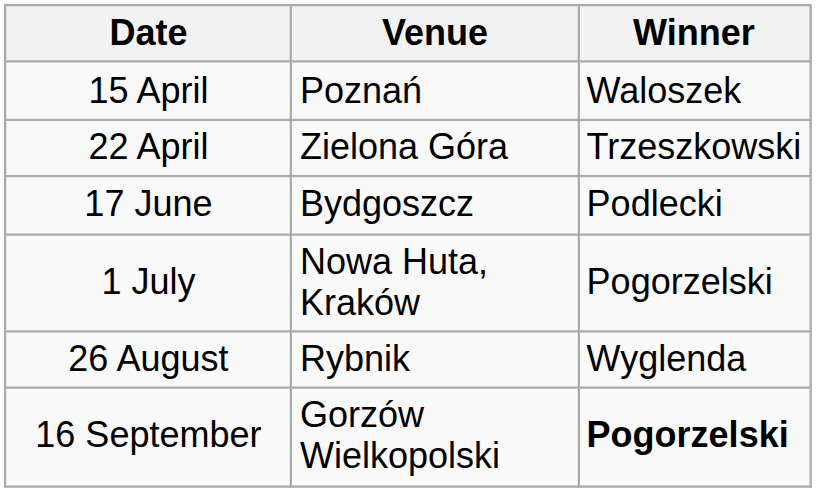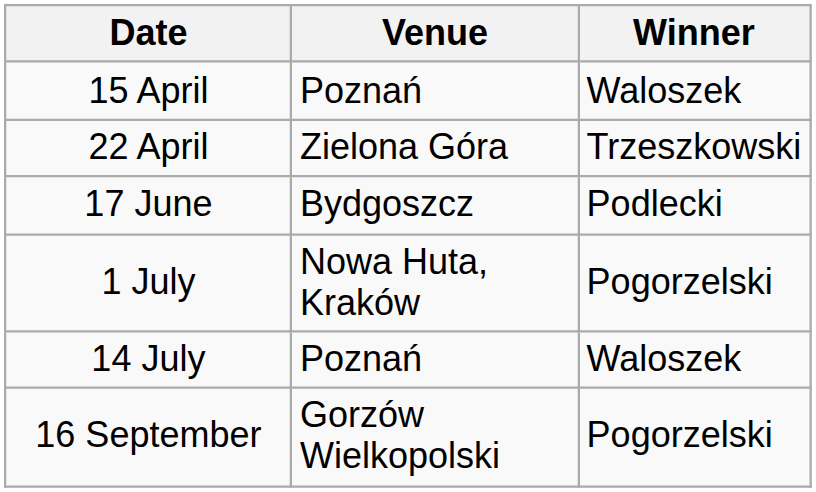+ row: (148, 359)
- row: (148, 359)
(688, 436) bold -> (680, 436) normal
